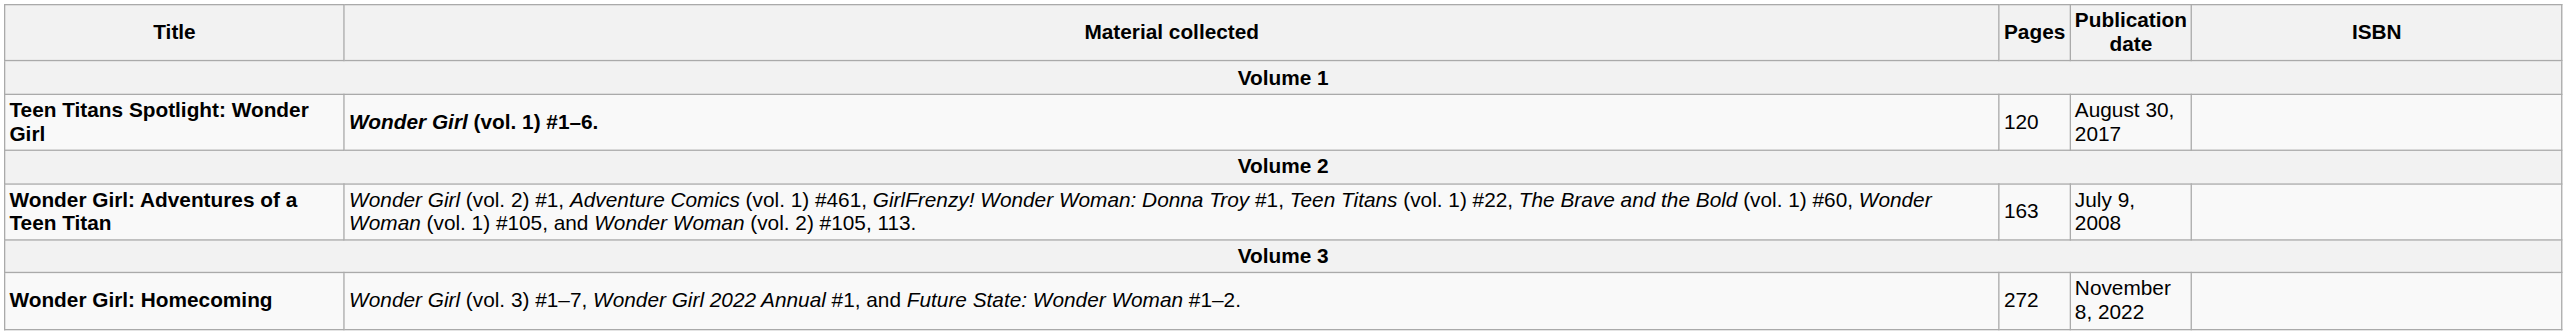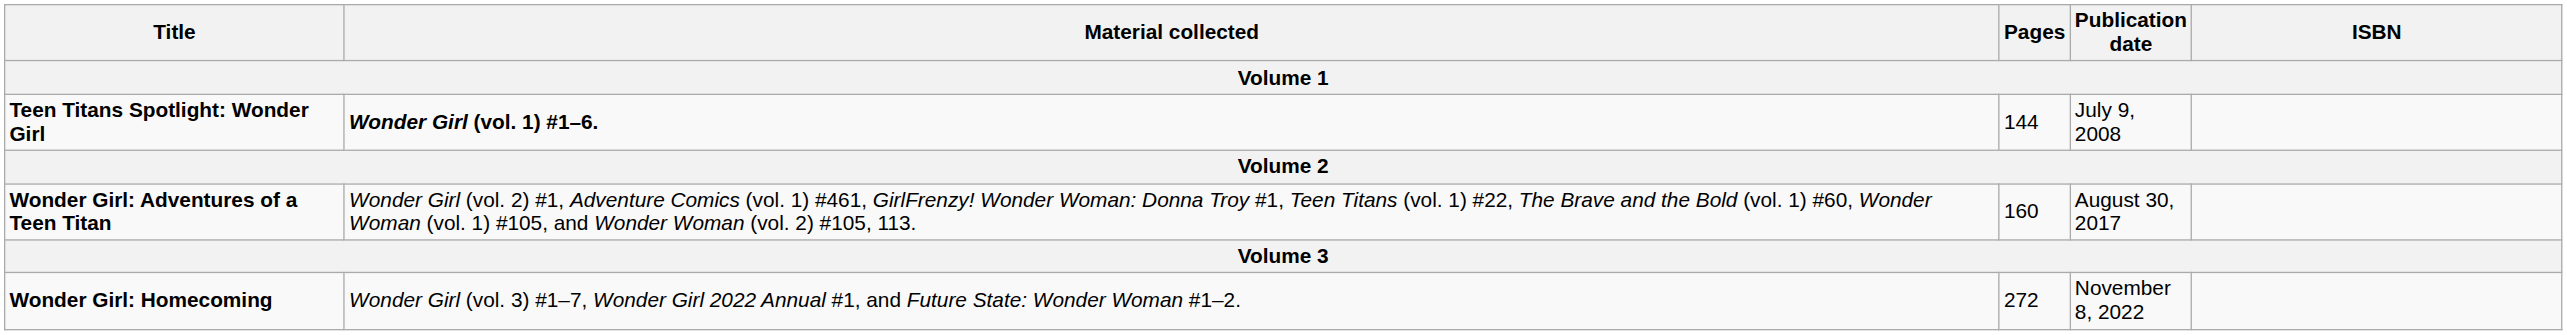(2021, 122) 120 -> (2021, 122) 144
(2125, 122) August 30, 2017 -> (2105, 122) July 9, 2008
(2021, 211) 163 -> (2021, 211) 160
(2105, 211) July 9, 2008 -> (2125, 211) August 30, 2017
